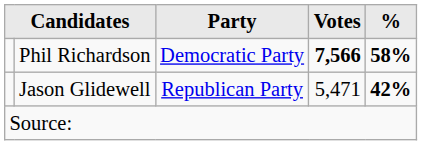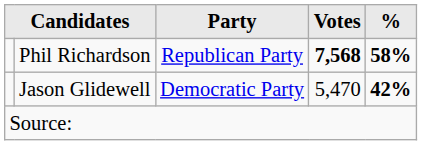(232, 55) Democratic Party -> (232, 55) Republican Party
(338, 55) 7,566 -> (338, 55) 7,568
(232, 89) Republican Party -> (232, 89) Democratic Party
(338, 89) 5,471 -> (338, 89) 5,470
